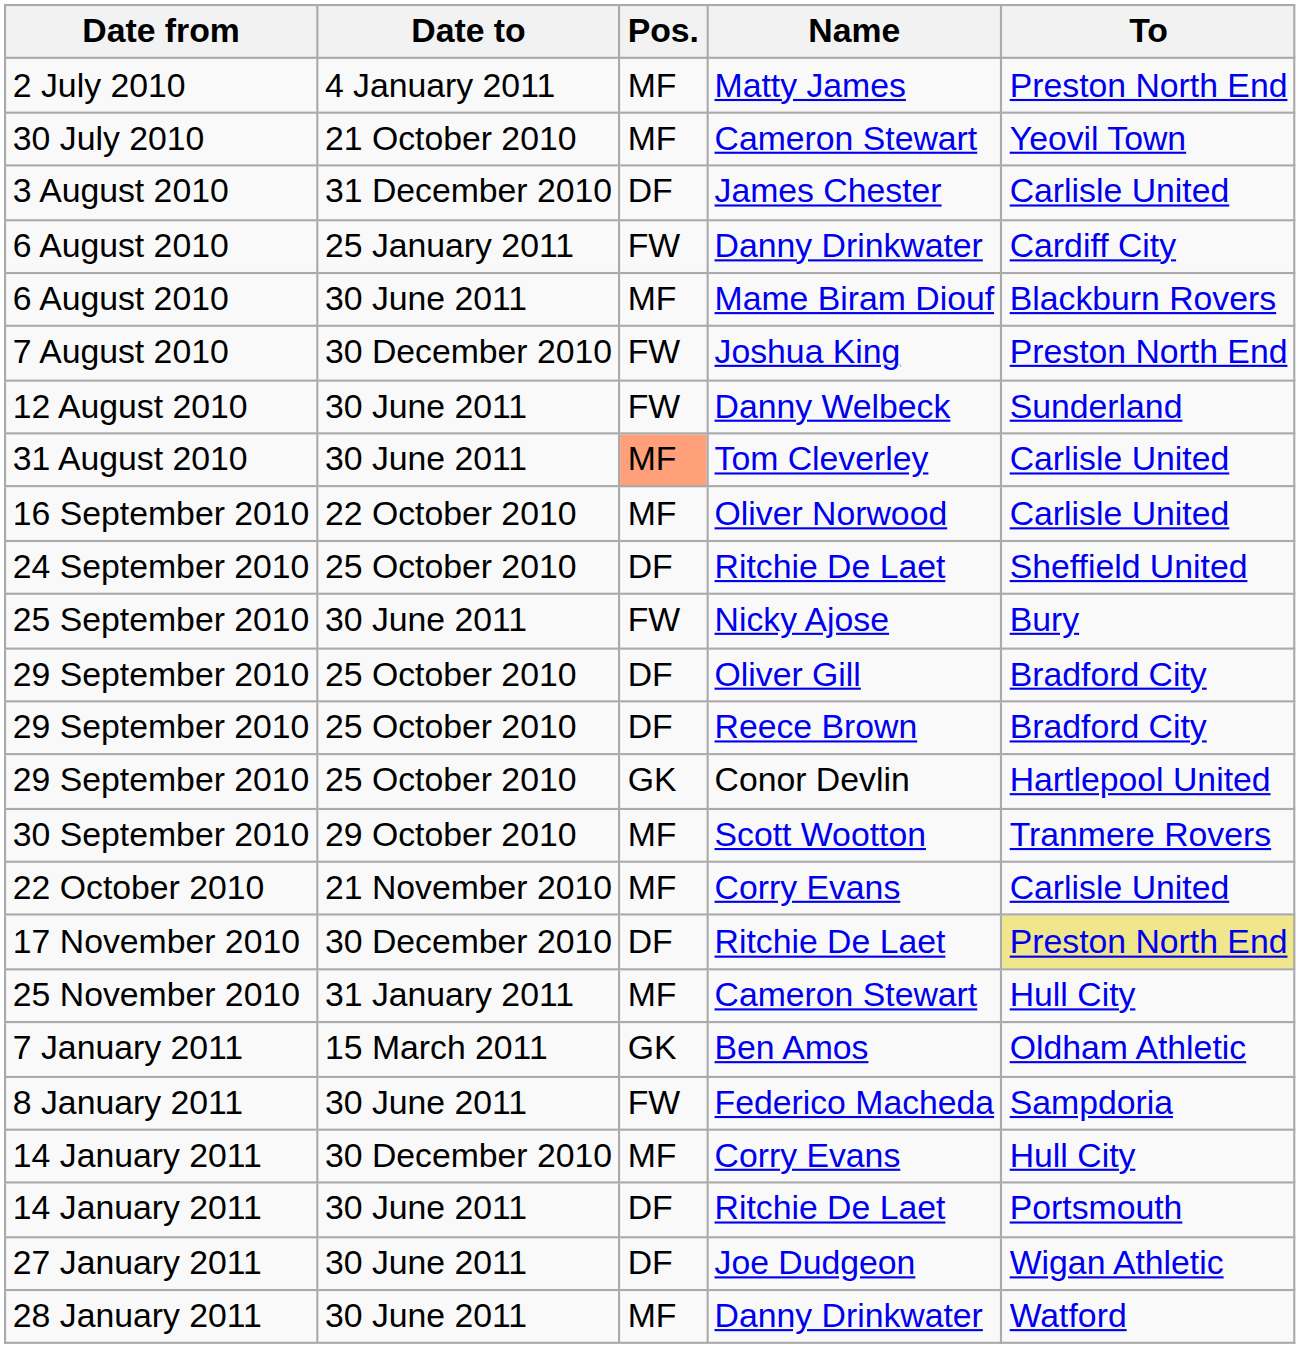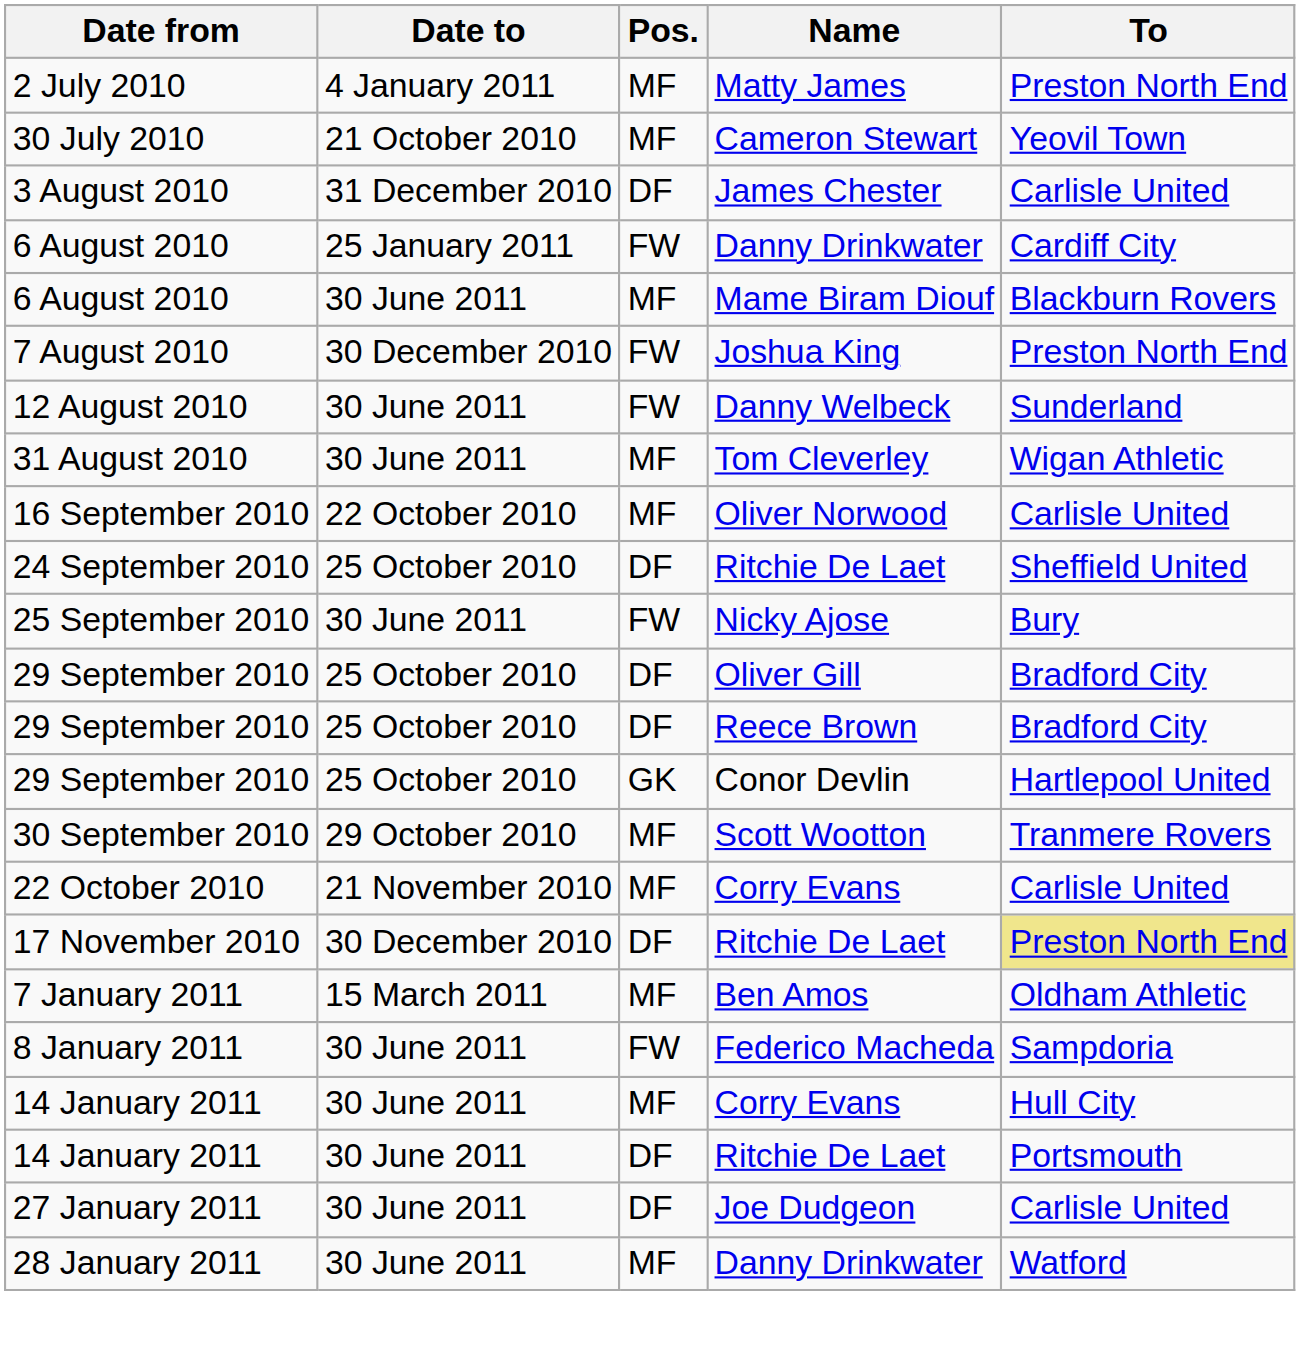(652, 459) lightsalmon background -> (652, 459) no background
(1119, 459) Carlisle United -> (1117, 459) Wigan Athletic
- row: (156, 995)
(652, 1048) GK -> (652, 995) MF
(469, 1155) 30 December 2010 -> (426, 1102) 30 June 2011
(1117, 1262) Wigan Athletic -> (1119, 1209) Carlisle United
